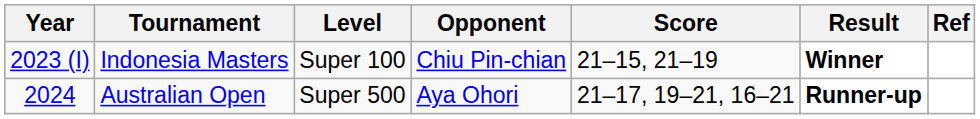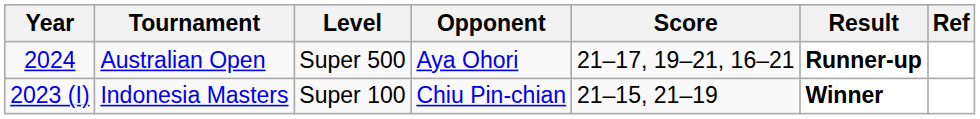rows swapped: (194, 60) <-> (183, 96)
